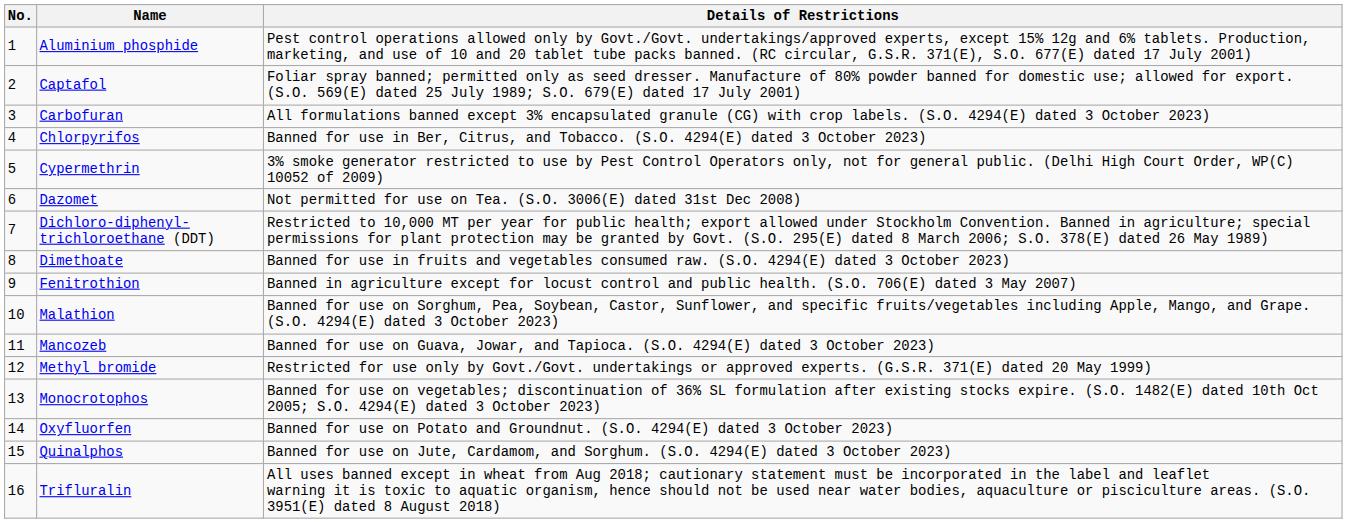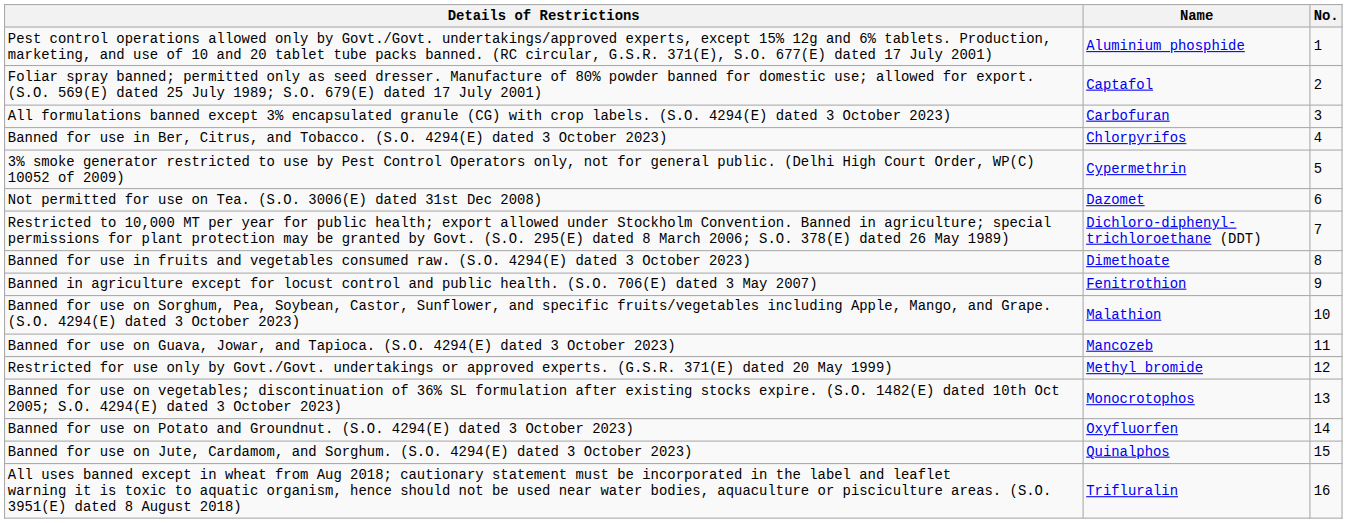columns swapped: (20, 16) <-> (803, 16)
